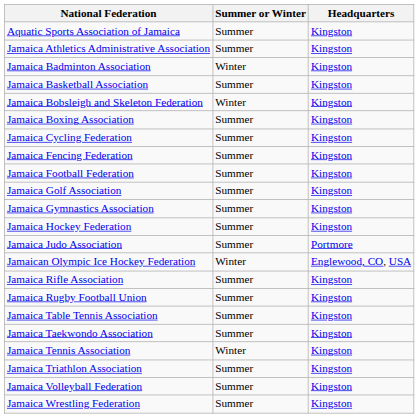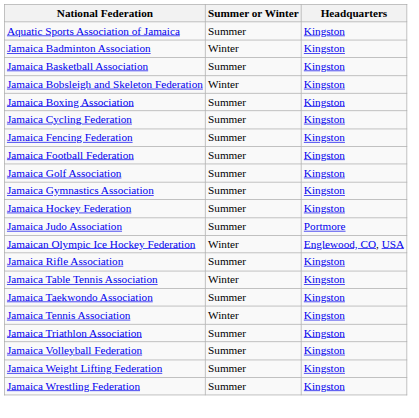- row: (108, 48)
- row: (77, 297)
(234, 315) Summer -> (223, 279) Winter
+ row: (85, 368)
